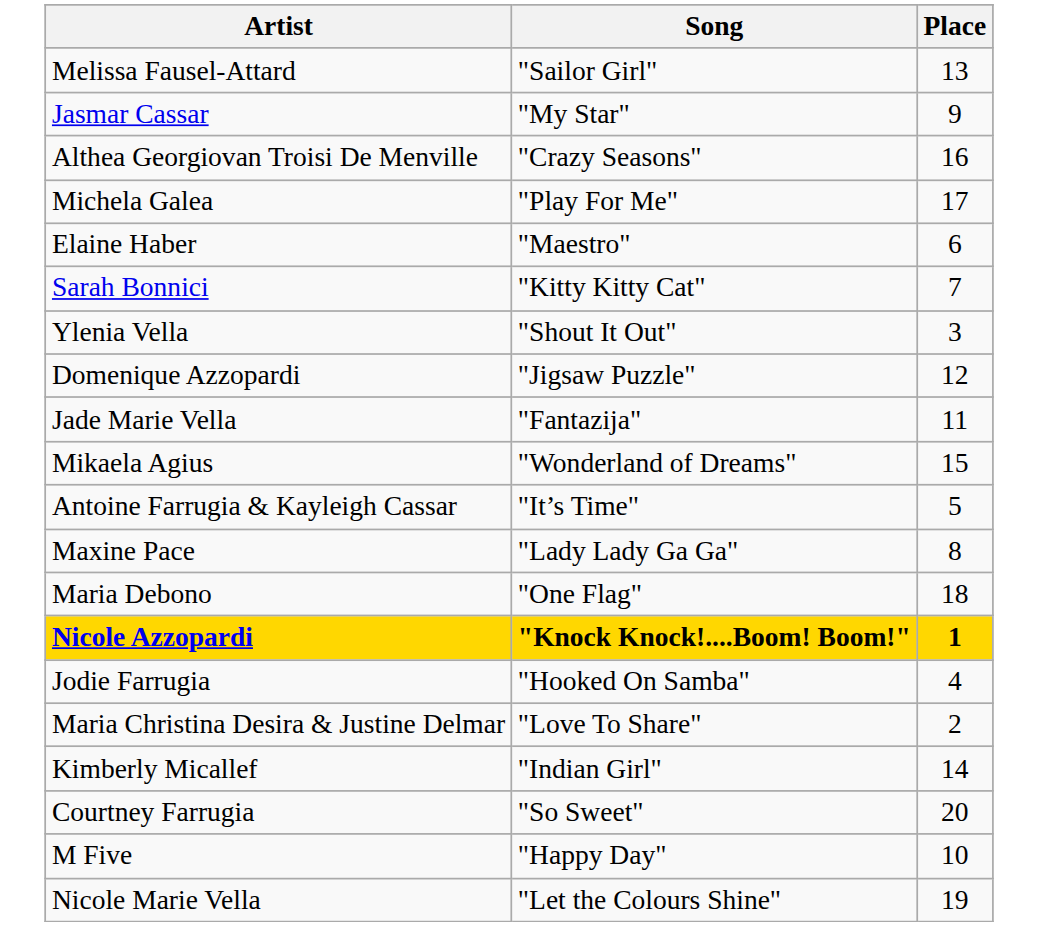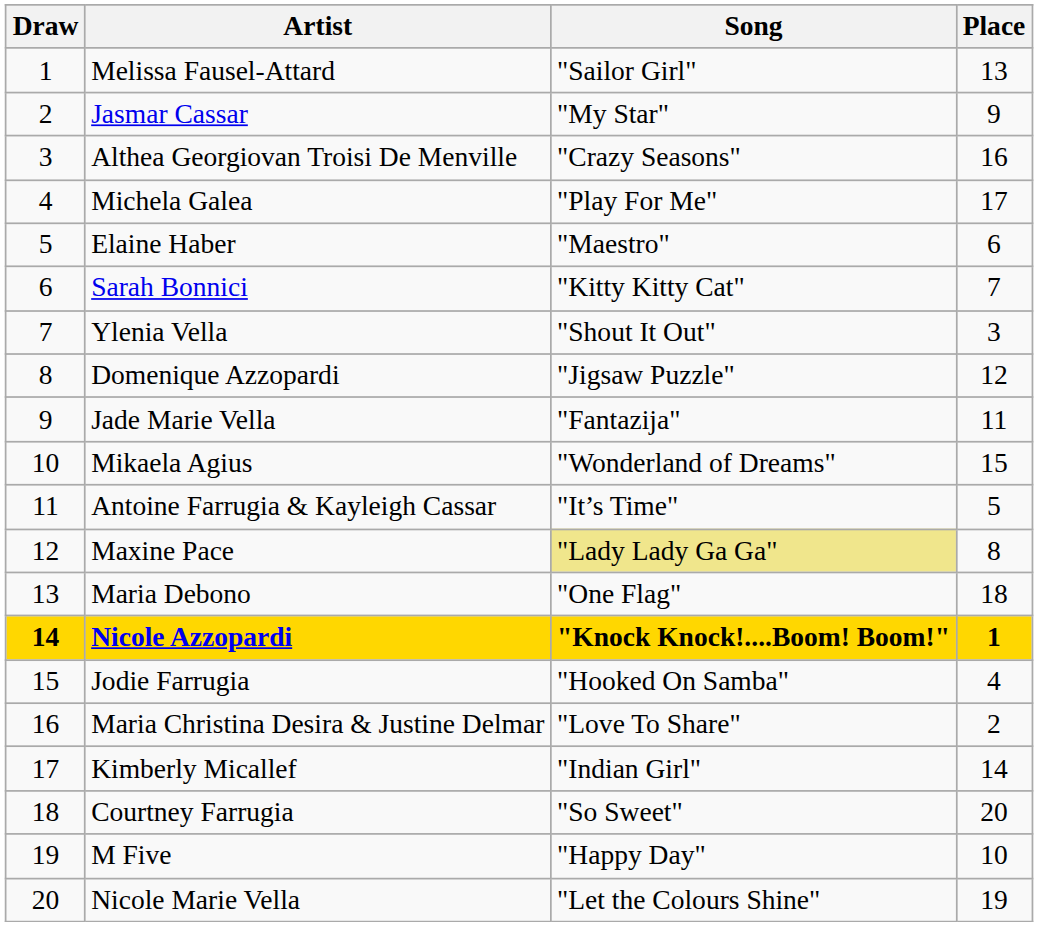+ column: (46, 26)
(628, 550) no background -> (667, 550) khaki background
